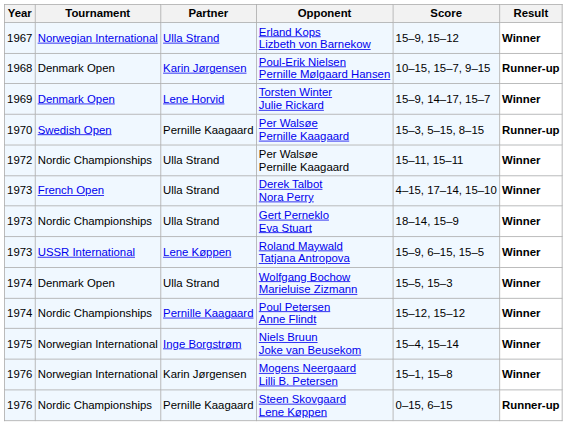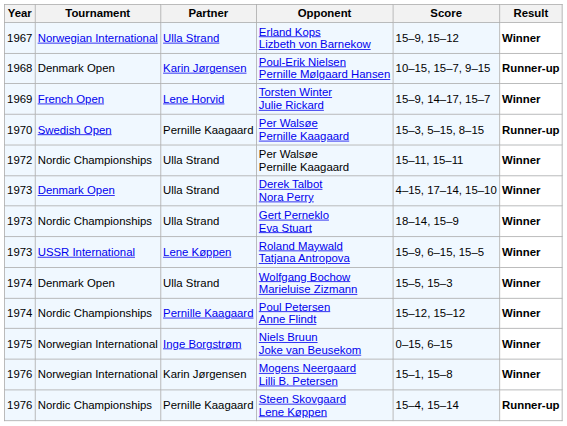(76, 99) Denmark Open -> (71, 99) French Open
(71, 191) French Open -> (76, 191) Denmark Open
(427, 344) 15–4, 15–14 -> (424, 344) 0–15, 6–15
(424, 405) 0–15, 6–15 -> (427, 405) 15–4, 15–14
